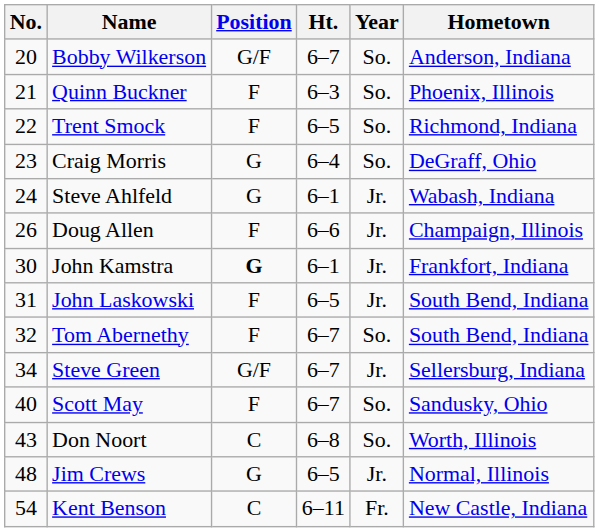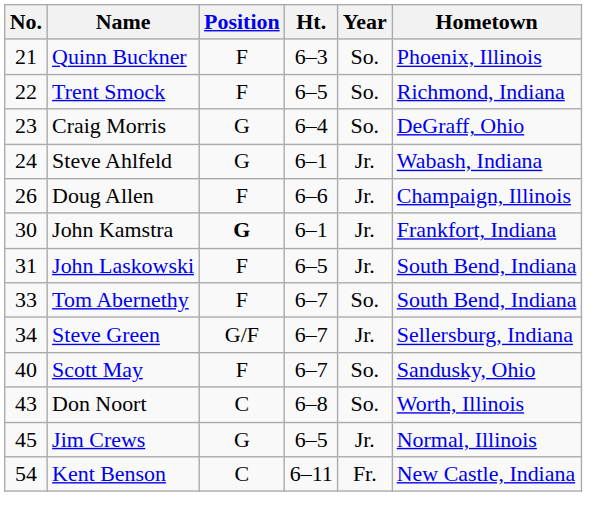- row: (129, 56)
(26, 334) 32 -> (26, 299) 33
(26, 473) 48 -> (26, 439) 45
